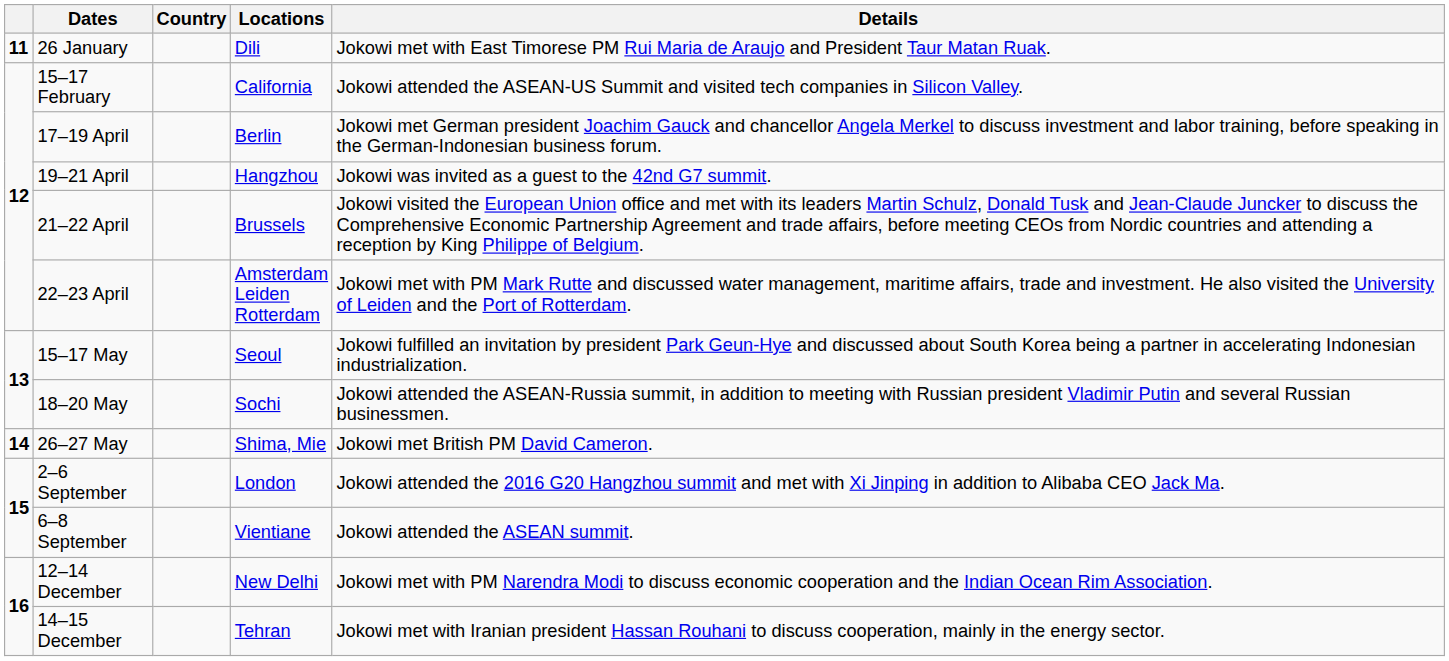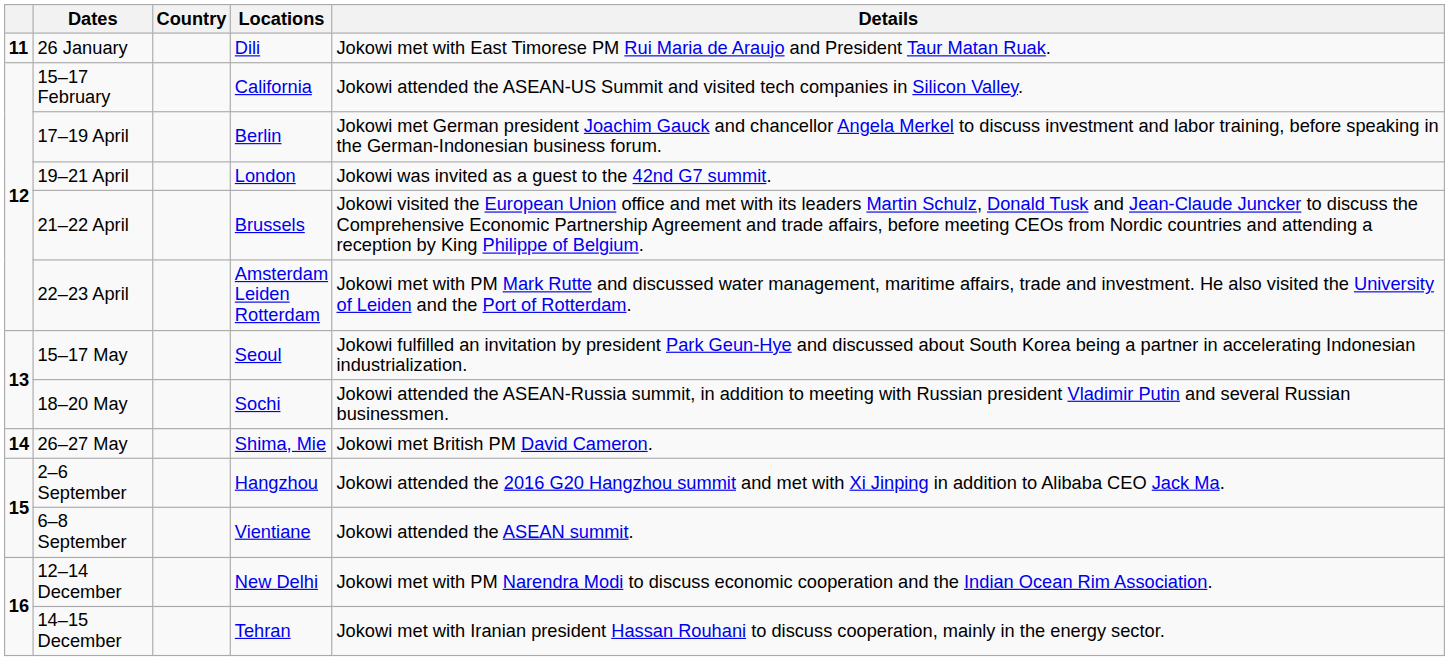(276, 175) Hangzhou -> (265, 175) London
(265, 482) London -> (276, 482) Hangzhou
